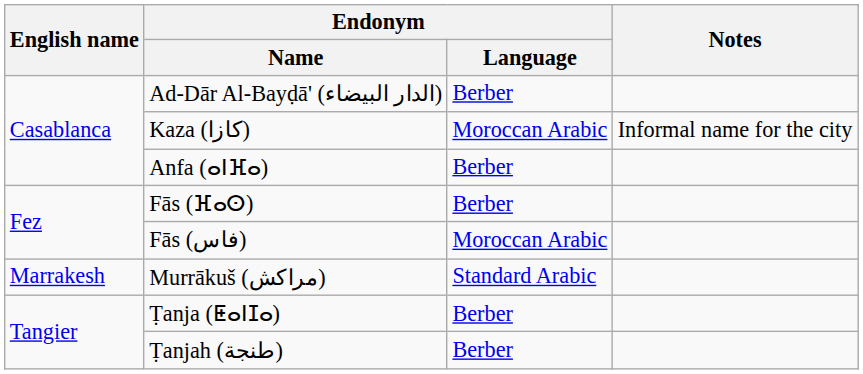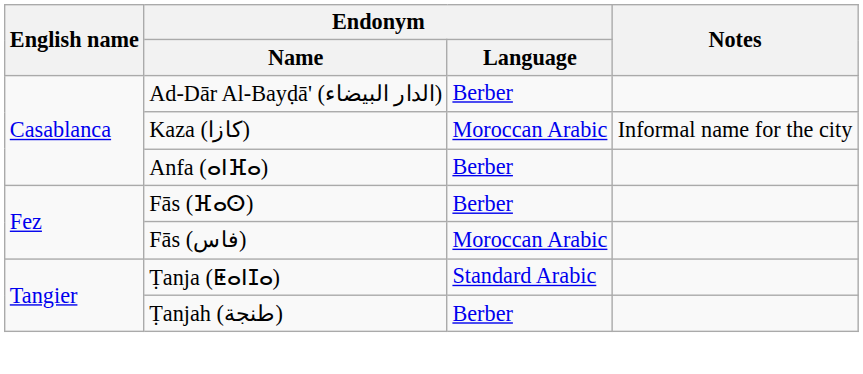- row: (237, 277)
(483, 313) Berber -> (524, 276) Standard Arabic
